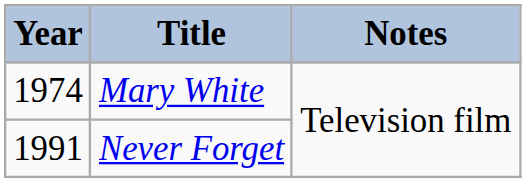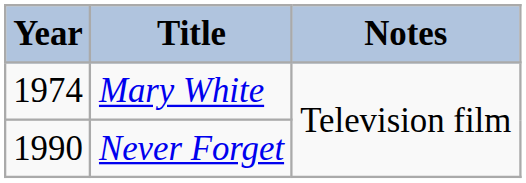(48, 148) 1991 -> (48, 148) 1990
